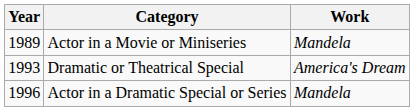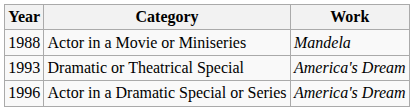(24, 42) 1989 -> (24, 42) 1988
(322, 93) Mandela -> (350, 93) America's Dream
